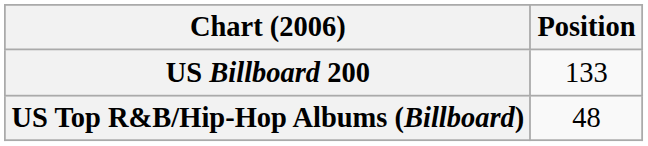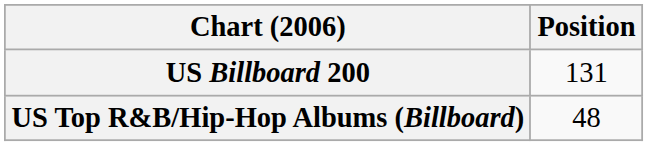(586, 72) 133 -> (586, 72) 131
